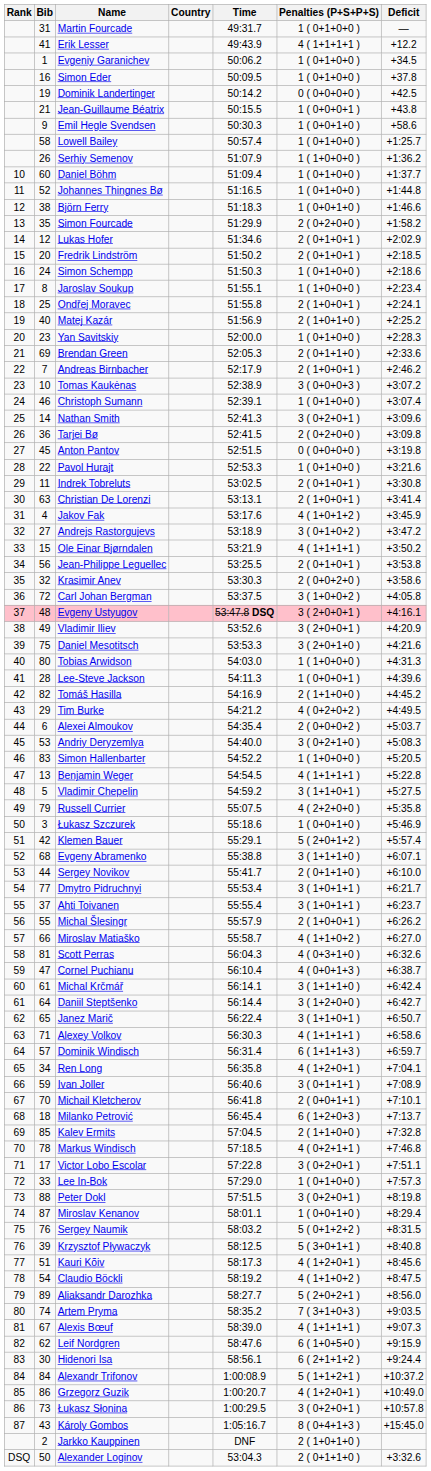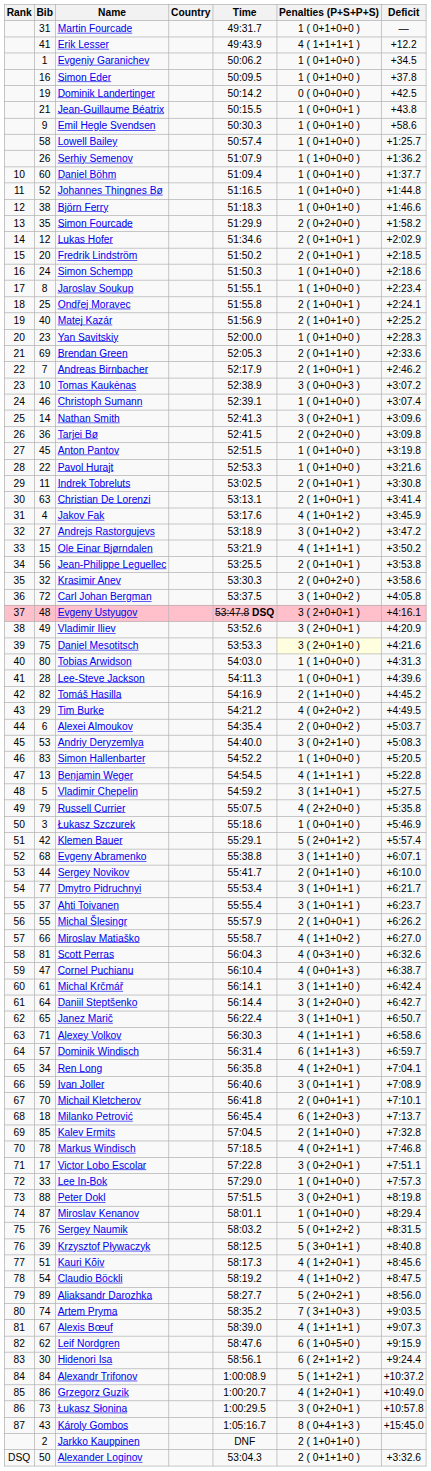(329, 175) 1 ( 0+1+0+0 ) -> (329, 175) 1 ( 0+0+1+0 )
(329, 451) 0 ( 0+0+0+0 ) -> (329, 451) 1 ( 0+1+0+0 )
(329, 645) no background -> (329, 645) lightyellow background
(329, 1214) 1 ( 0+0+1+0 ) -> (329, 1214) 1 ( 0+1+0+0 )
